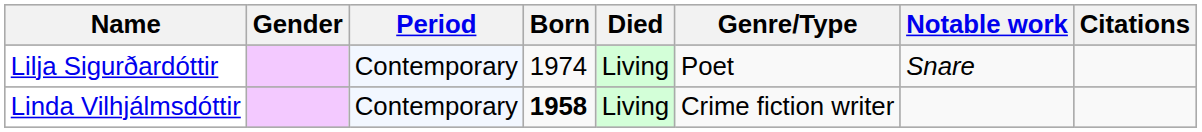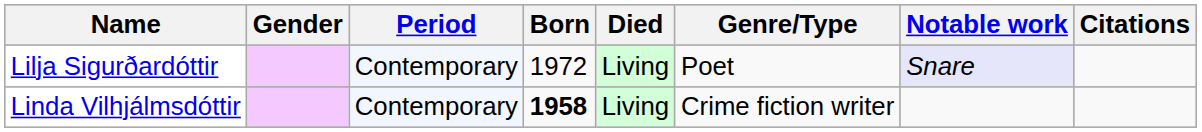(558, 65) 1974 -> (558, 65) 1972
(941, 65) no background -> (941, 65) lavender background
